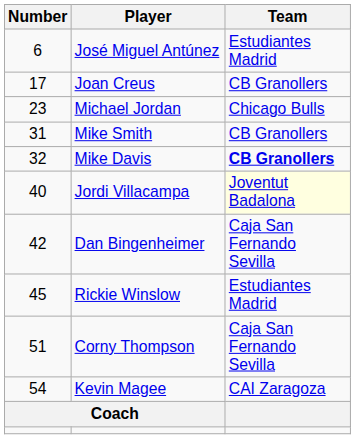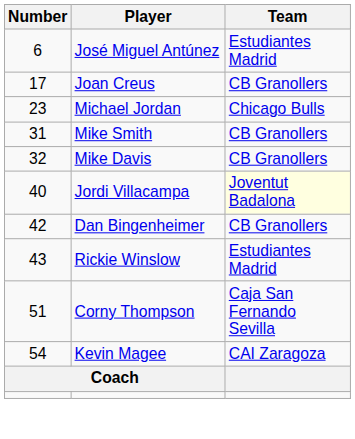(282, 158) bold -> (278, 158) normal
(262, 243) Caja San Fernando Sevilla -> (278, 226) CB Granollers
(38, 295) 45 -> (38, 259) 43
